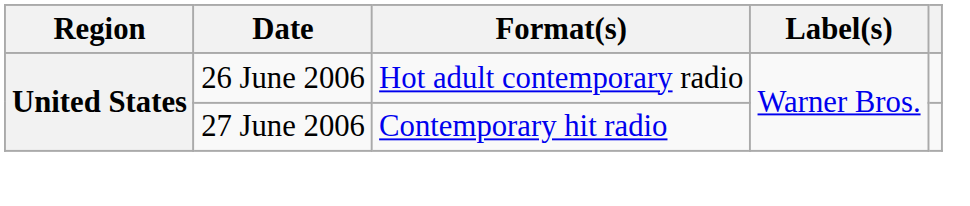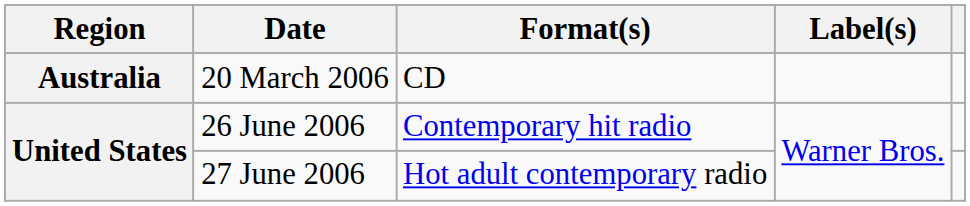+ row: (295, 77)
(561, 77) Hot adult contemporary radio -> (547, 126) Contemporary hit radio
(523, 126) Contemporary hit radio -> (585, 175) Hot adult contemporary radio
